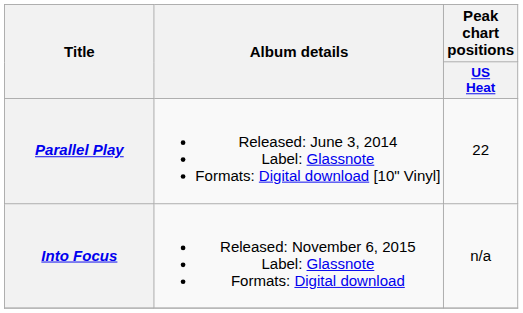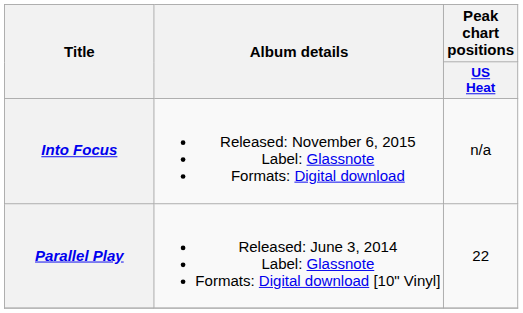rows swapped: (79, 150) <-> (79, 255)
